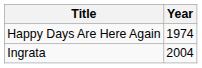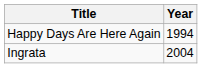(180, 33) 1974 -> (180, 33) 1994
